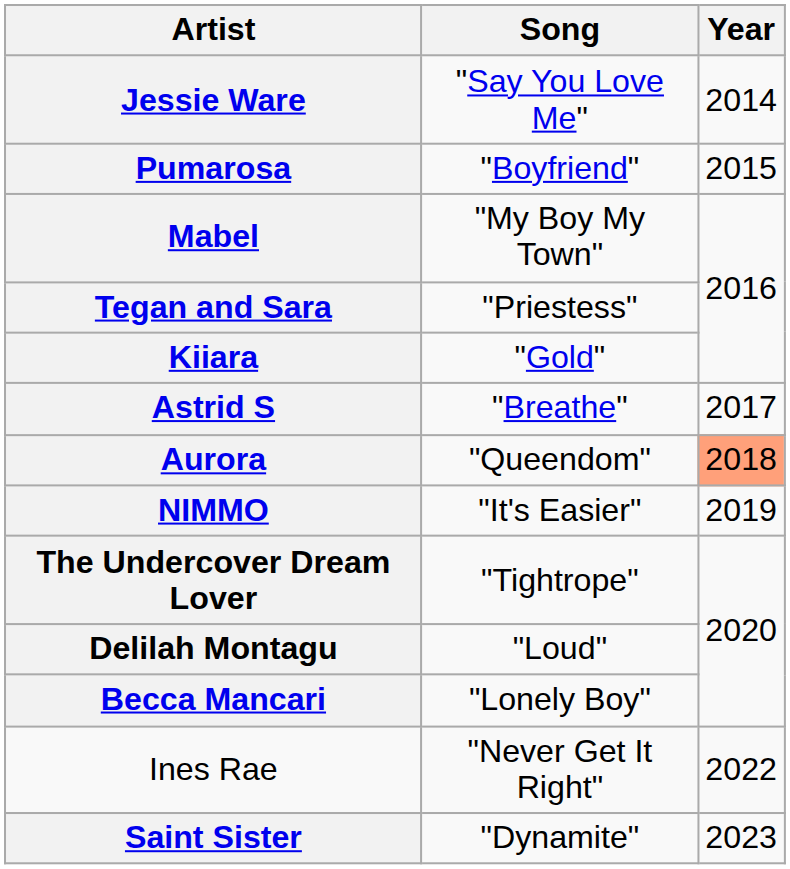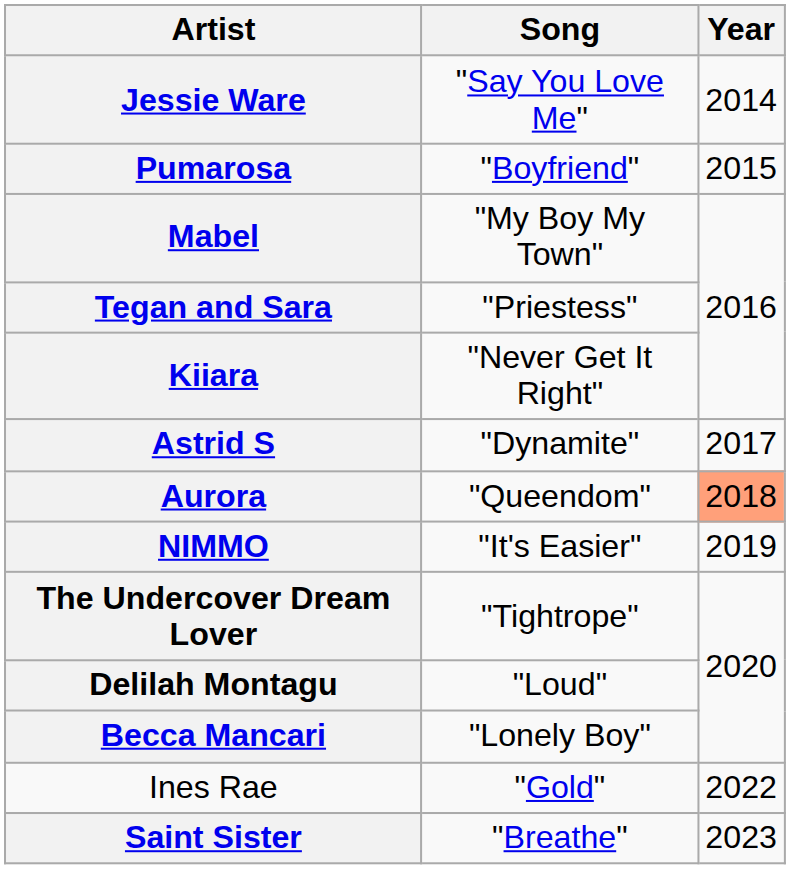(560, 357) "Gold" -> (560, 375) "Never Get It Right"
(560, 408) "Breathe" -> (560, 444) "Dynamite"
(560, 768) "Never Get It Right" -> (560, 786) "Gold"
(560, 837) "Dynamite" -> (560, 837) "Breathe"
